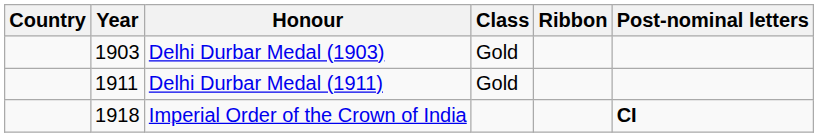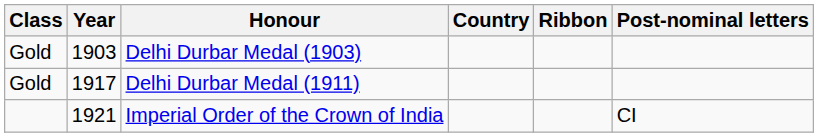columns swapped: (48, 20) <-> (503, 20)
(117, 83) 1911 -> (94, 83) 1917
(117, 115) 1918 -> (94, 115) 1921
(627, 115) bold -> (627, 115) normal
